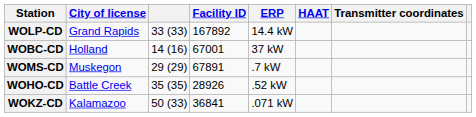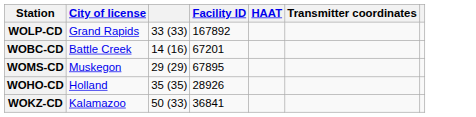- column: (272, 13)
(88, 49) Holland -> (100, 49) Battle Creek
(208, 49) 67001 -> (208, 49) 67201
(208, 67) 67891 -> (208, 67) 67895
(100, 85) Battle Creek -> (88, 85) Holland
